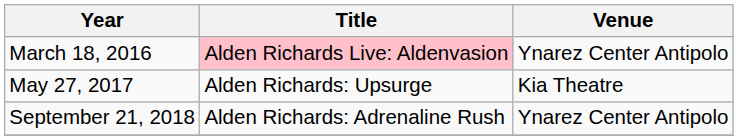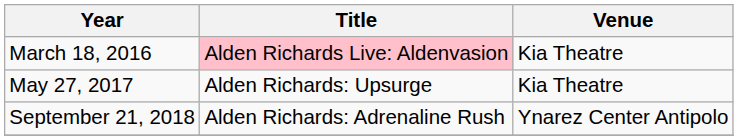(623, 53) Ynarez Center Antipolo -> (571, 53) Kia Theatre
